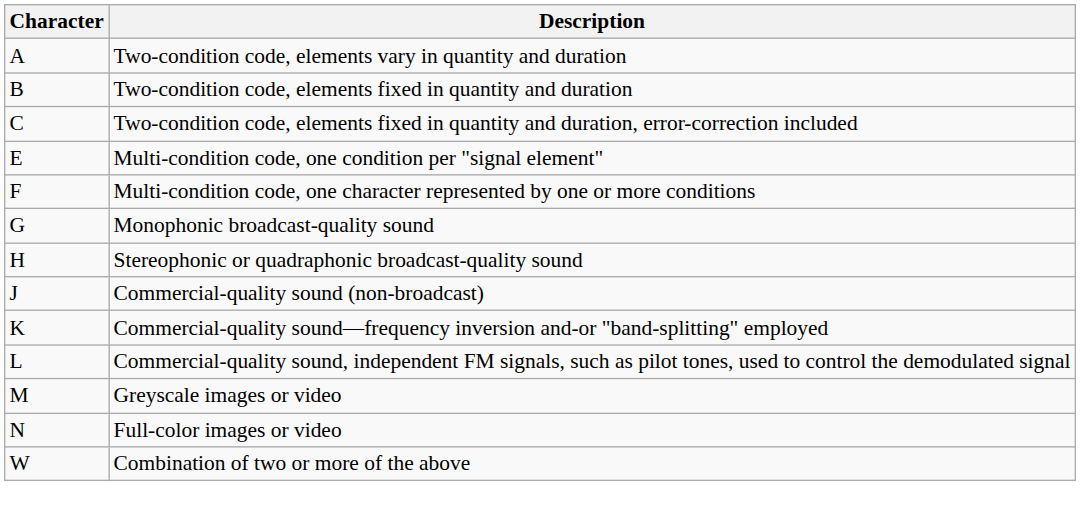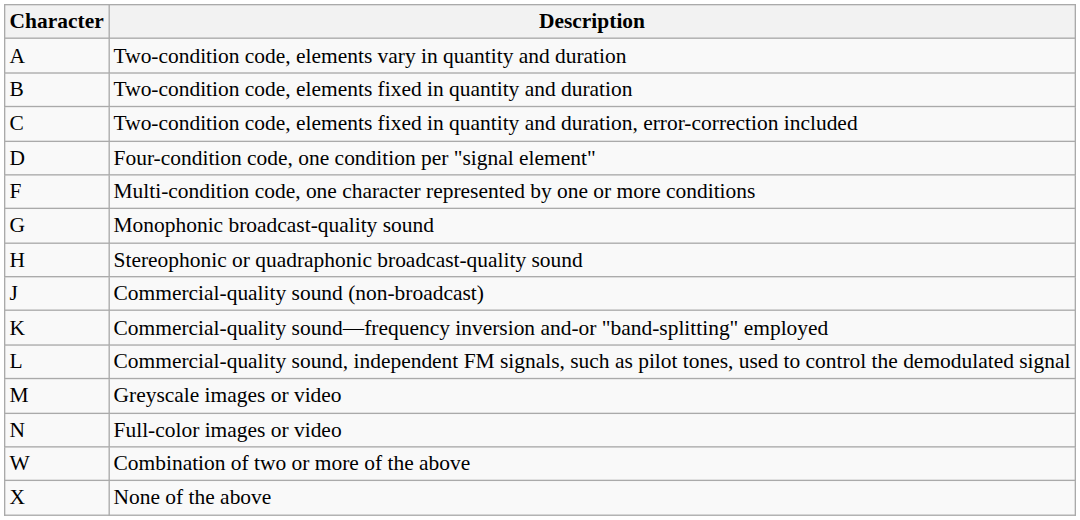+ row: (355, 157)
- row: (358, 157)
+ row: (192, 497)
